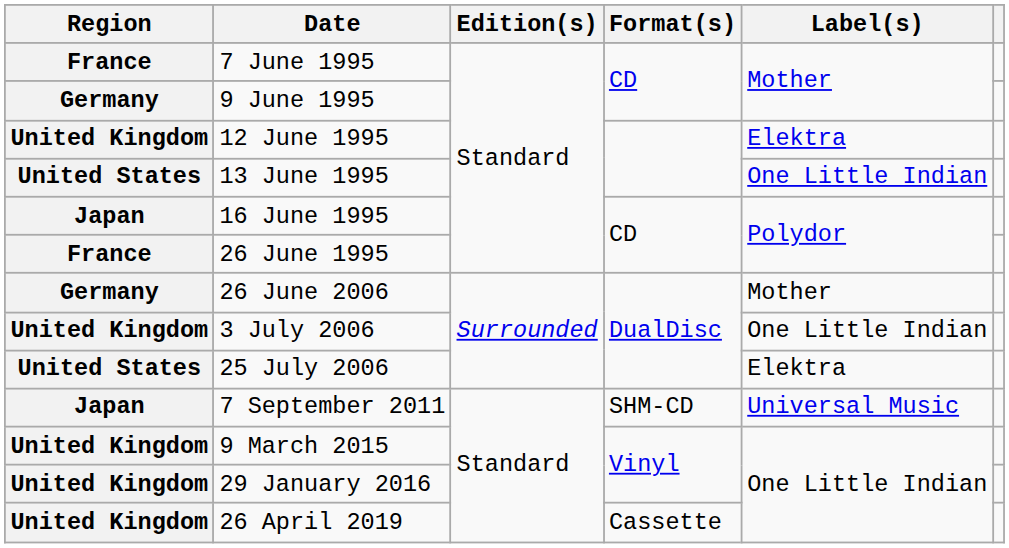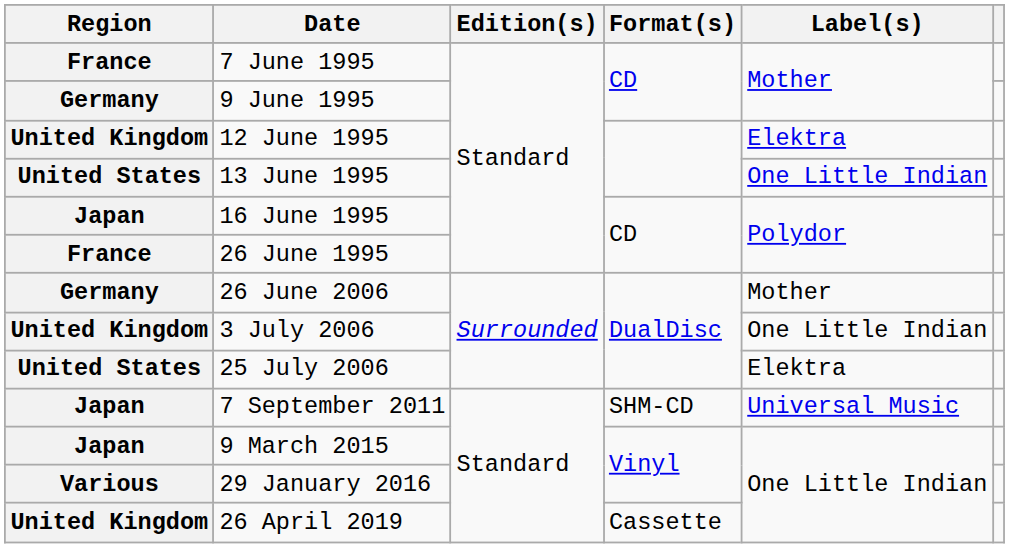(109, 446) United Kingdom -> (109, 446) Japan
(109, 484) United Kingdom -> (109, 484) Various
